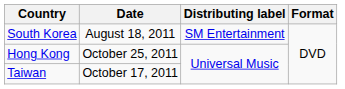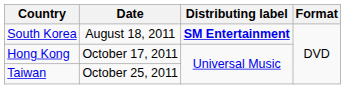(235, 34) normal -> (237, 34) bold
(130, 53) October 25, 2011 -> (130, 53) October 17, 2011
(130, 73) October 17, 2011 -> (130, 73) October 25, 2011
